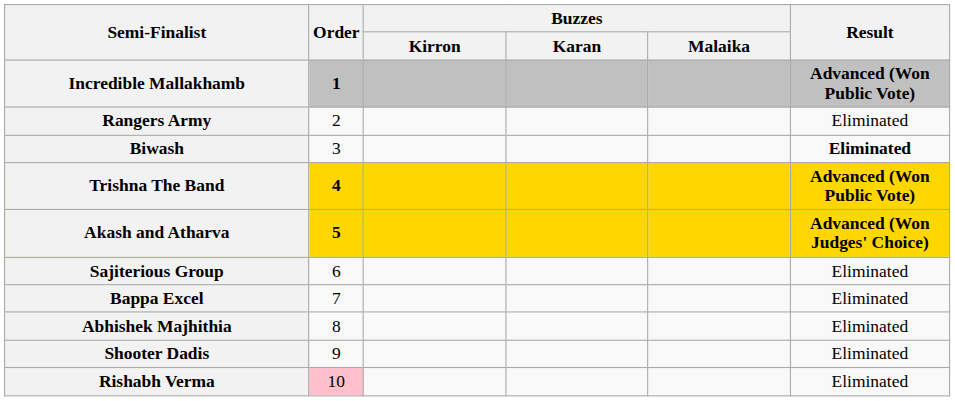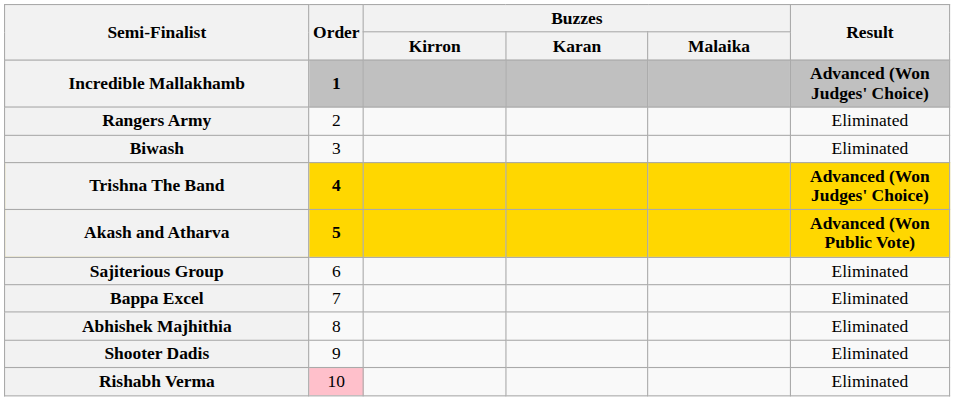(870, 83) Advanced (Won Public Vote) -> (870, 83) Advanced (Won Judges' Choice)
(870, 148) bold -> (870, 148) normal
(870, 186) Advanced (Won Public Vote) -> (870, 186) Advanced (Won Judges' Choice)
(870, 233) Advanced (Won Judges' Choice) -> (870, 233) Advanced (Won Public Vote)
